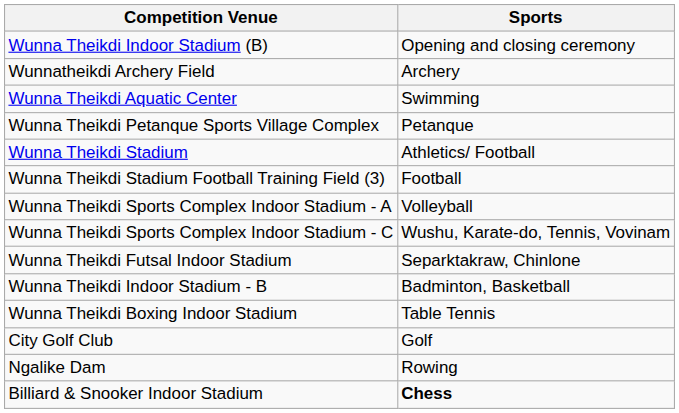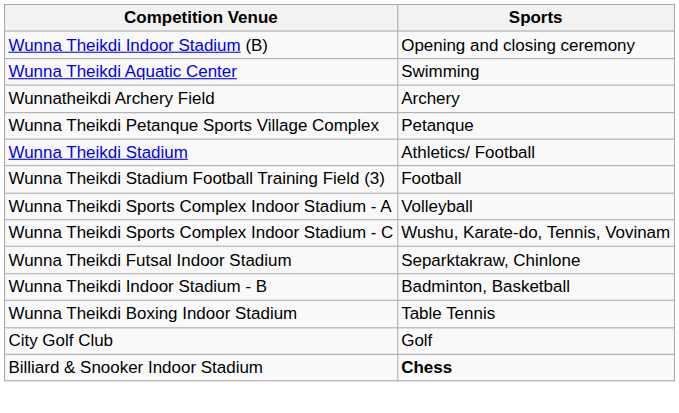rows swapped: (123, 98) <-> (112, 71)
- row: (57, 367)
